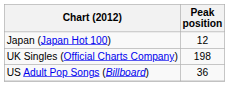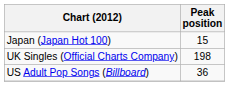(202, 40) 12 -> (202, 40) 15
